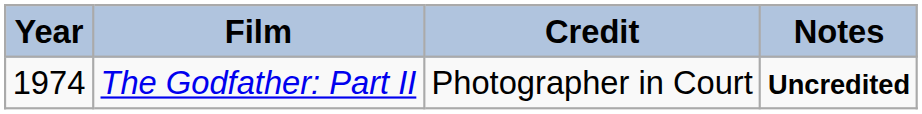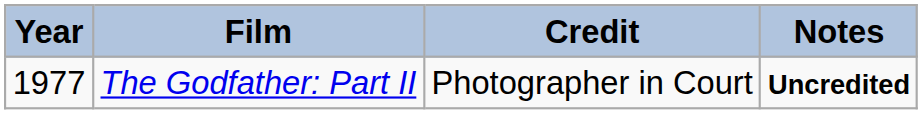(49, 83) 1974 -> (49, 83) 1977
